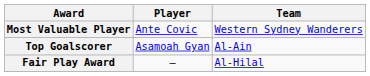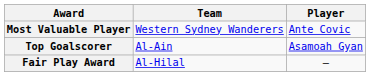columns swapped: (172, 13) <-> (289, 13)
